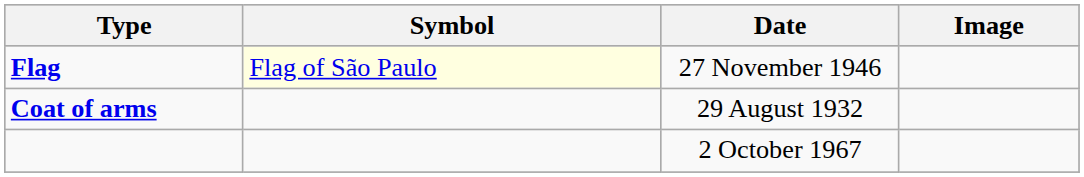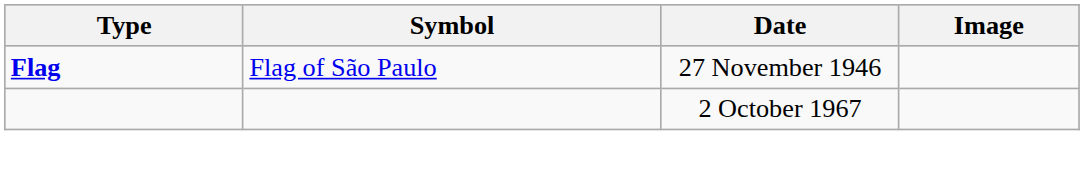(343, 66) lightyellow background -> (343, 66) no background
- row: (84, 108)
